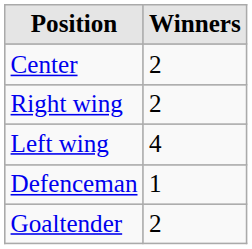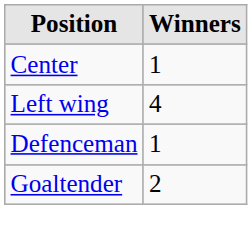(155, 64) 2 -> (155, 64) 1
- row: (67, 104)
